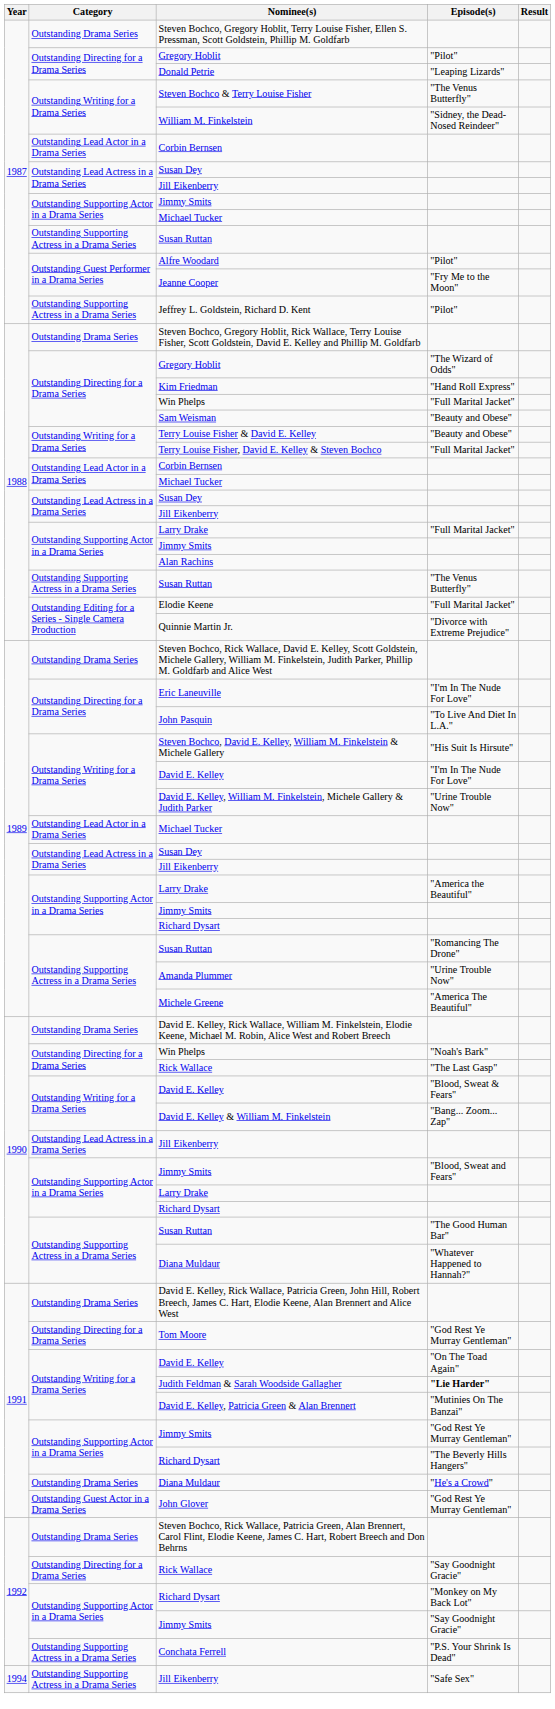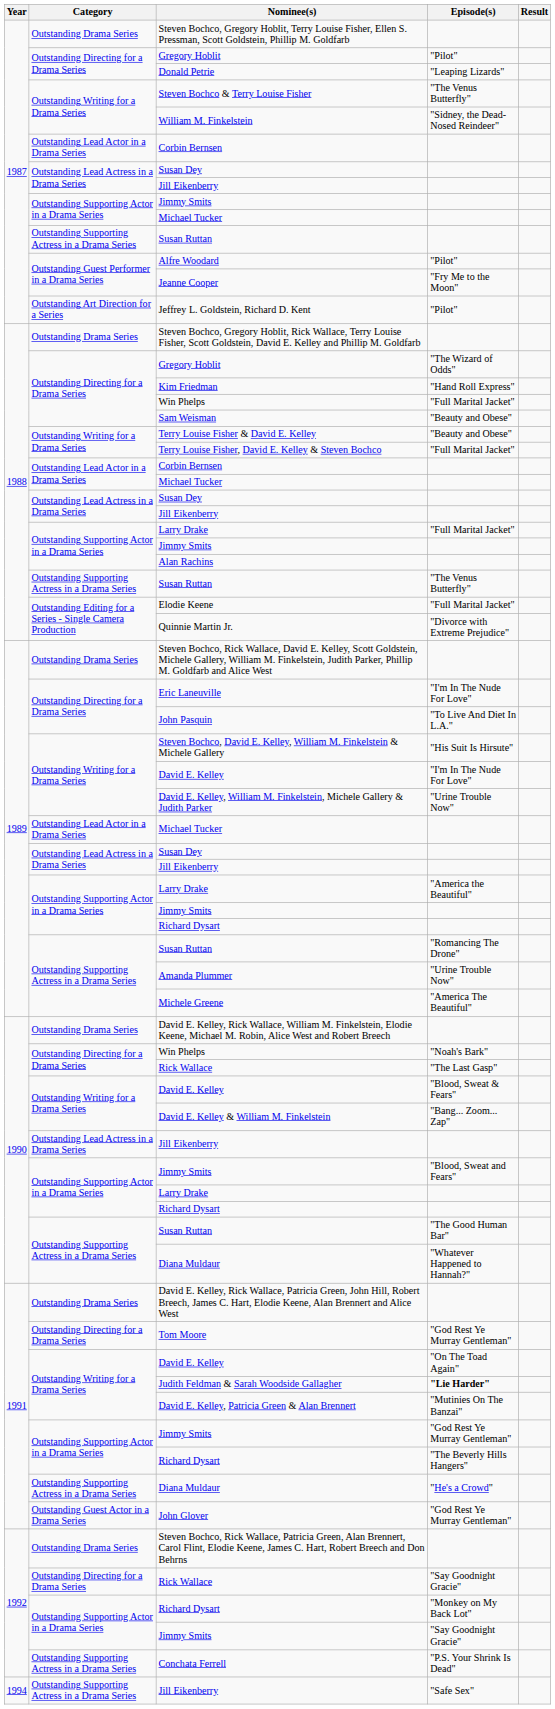(84, 310) Outstanding Supporting Actress in a Drama Series -> (91, 310) Outstanding Art Direction for a Series
(85, 1482) Outstanding Drama Series -> (84, 1488) Outstanding Supporting Actress in a Drama Series
